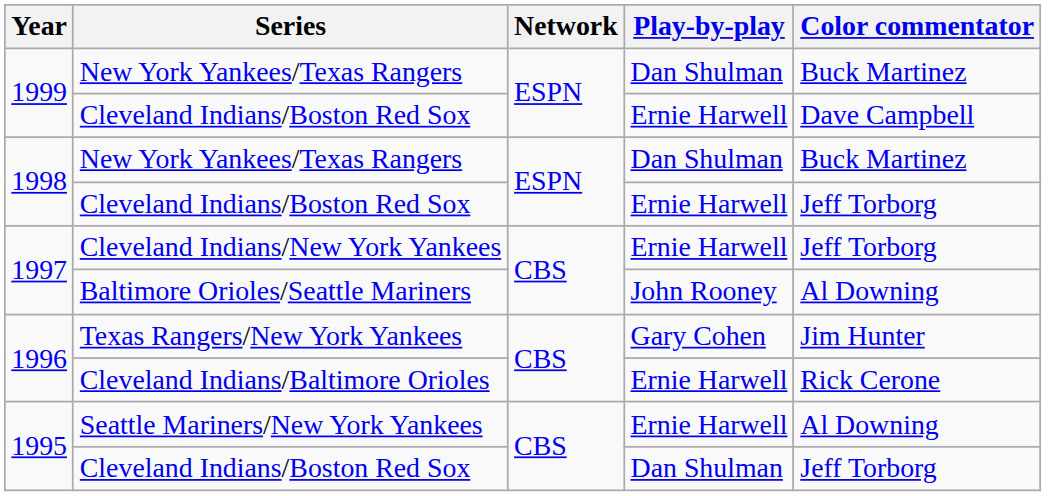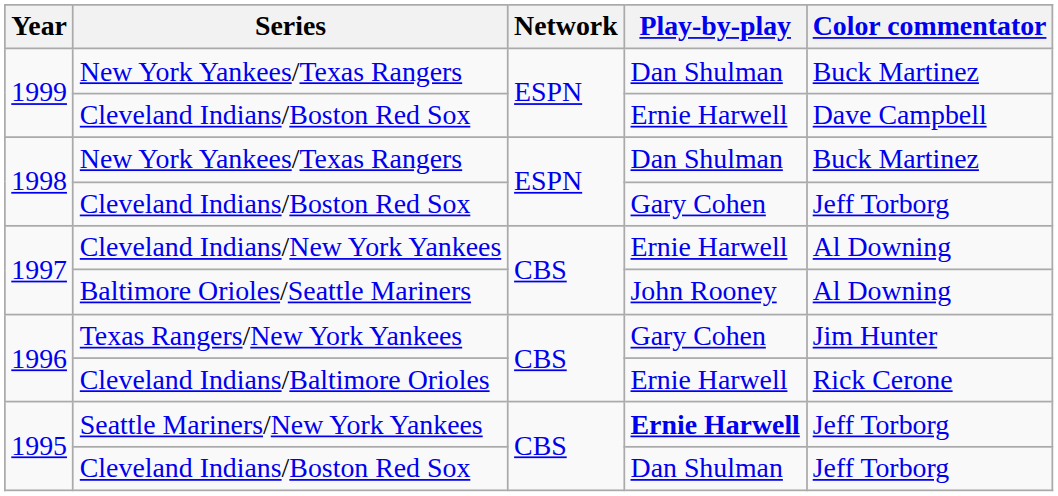(709, 203) Ernie Harwell -> (698, 203) Gary Cohen
(869, 247) Jeff Torborg -> (882, 247) Al Downing
(709, 423) normal -> (715, 423) bold
(870, 423) Al Downing -> (881, 423) Jeff Torborg
